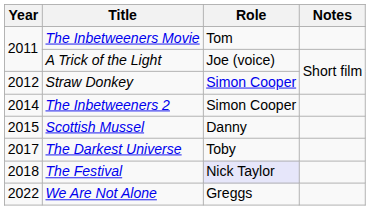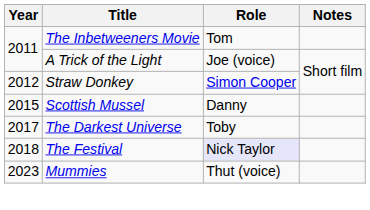- row: (108, 104)
- row: (101, 194)
+ row: (76, 171)
